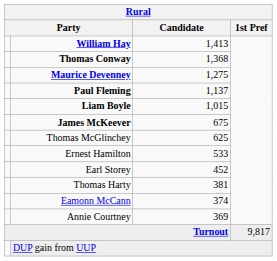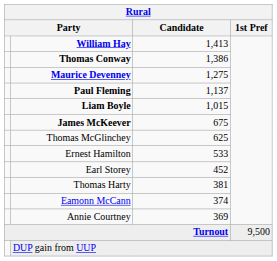(217, 59) 1,368 -> (217, 59) 1,386
(259, 232) 9,817 -> (259, 232) 9,500
